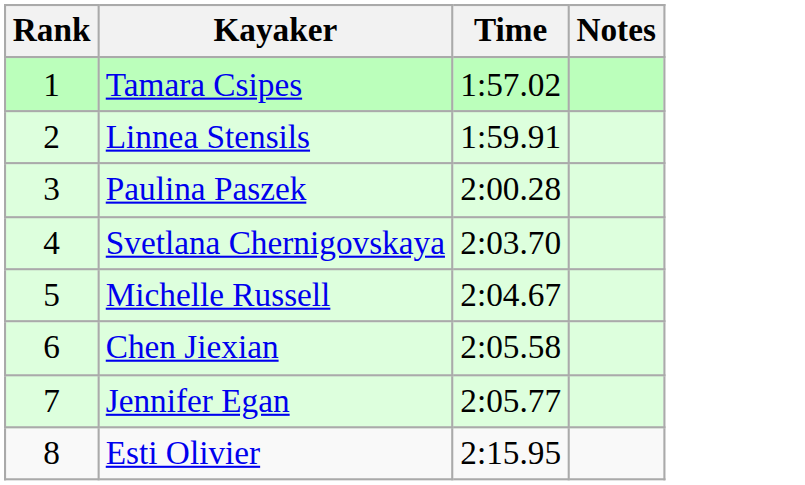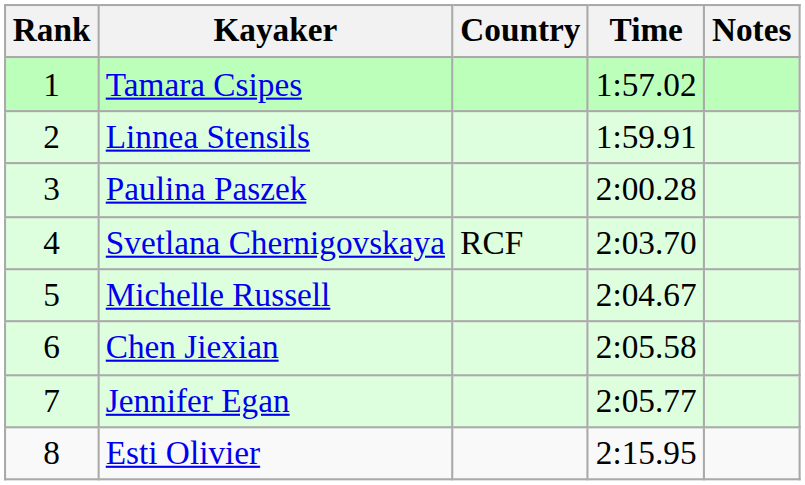+ column: (520, 30)
